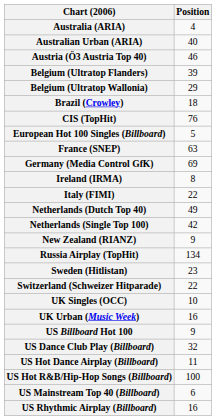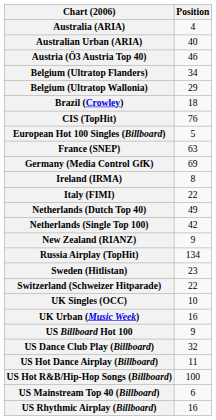(193, 73) 39 -> (193, 73) 34
